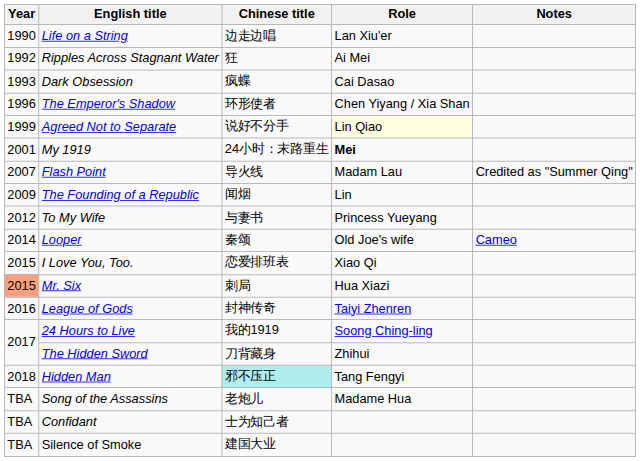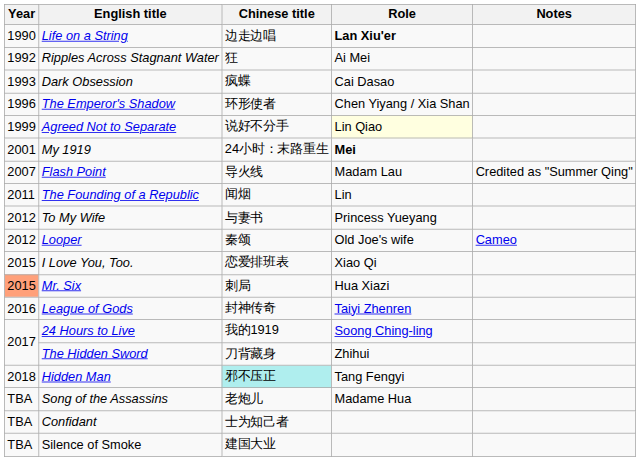(363, 36) normal -> (365, 36) bold
(22, 195) 2009 -> (21, 195) 2011
(22, 240) 2014 -> (22, 240) 2012
